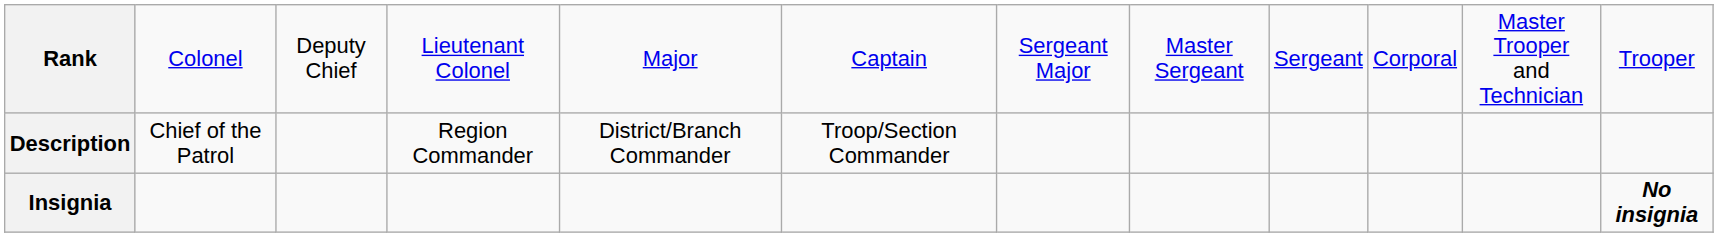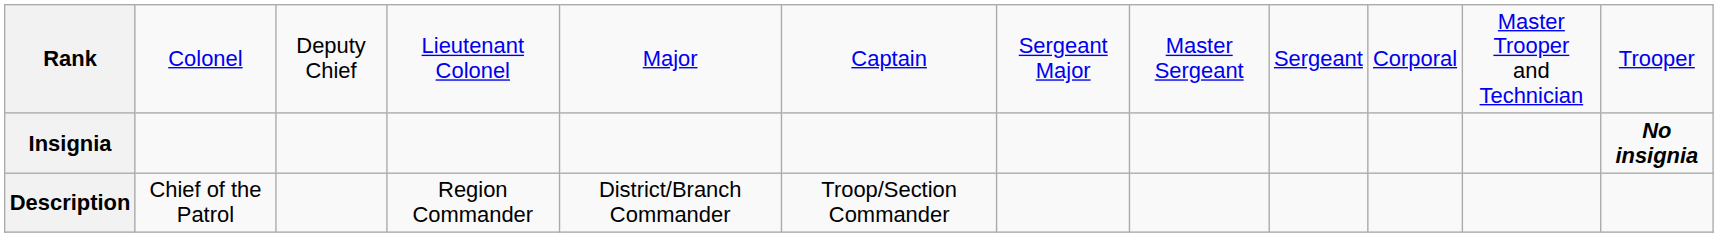rows swapped: (70, 202) <-> (70, 142)
